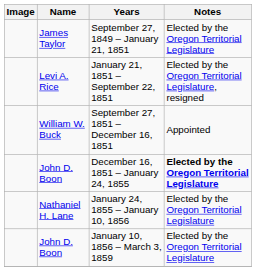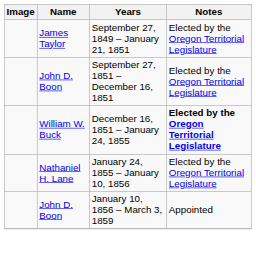- row: (123, 81)
(62, 130) William W. Buck -> (56, 81) John D. Boon
(188, 130) Appointed -> (206, 81) Elected by the Oregon Territorial Legislature
(56, 172) John D. Boon -> (62, 130) William W. Buck
(204, 247) Elected by the Oregon Territorial Legislature -> (191, 210) Appointed
